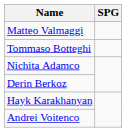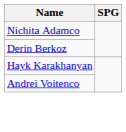- row: (45, 30)
- row: (49, 48)
